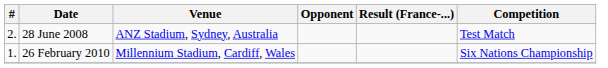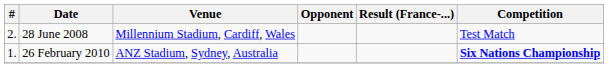(197, 33) ANZ Stadium, Sydney, Australia -> (205, 33) Millennium Stadium, Cardiff, Wales
(205, 53) Millennium Stadium, Cardiff, Wales -> (197, 53) ANZ Stadium, Sydney, Australia
(526, 53) normal -> (530, 53) bold
